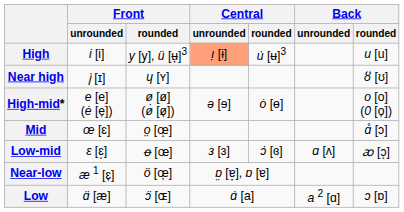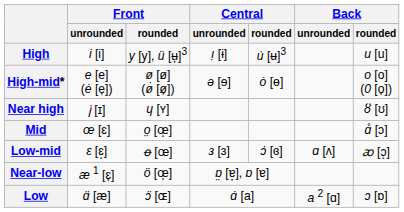(219, 54) lightsalmon background -> (219, 54) no background
rows swapped: (36, 76) <-> (36, 104)
